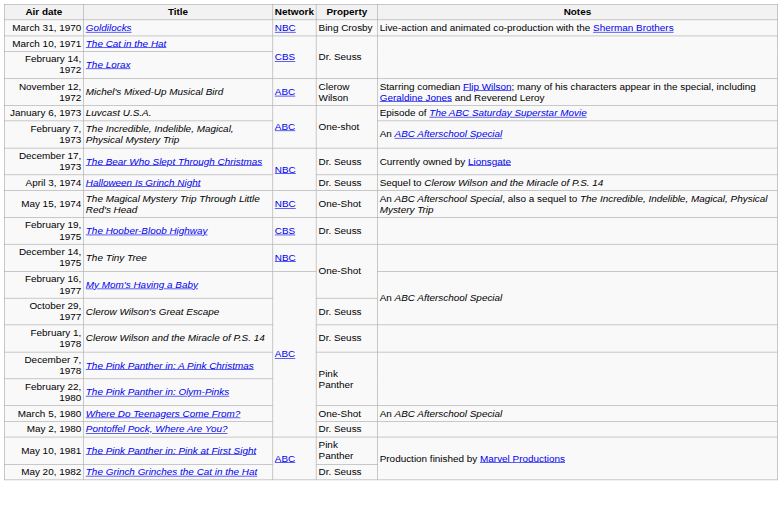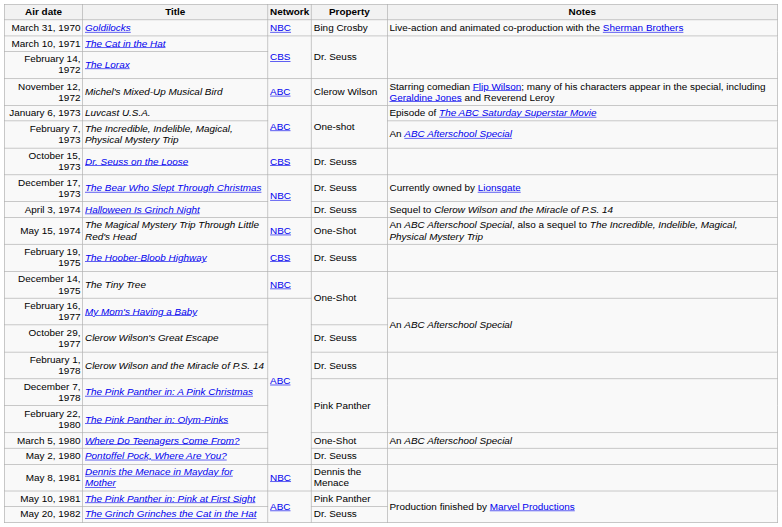+ row: (54, 161)
+ row: (53, 477)
